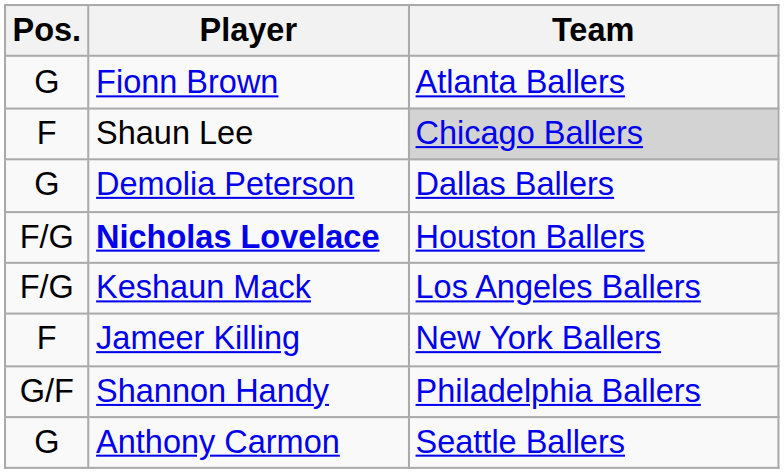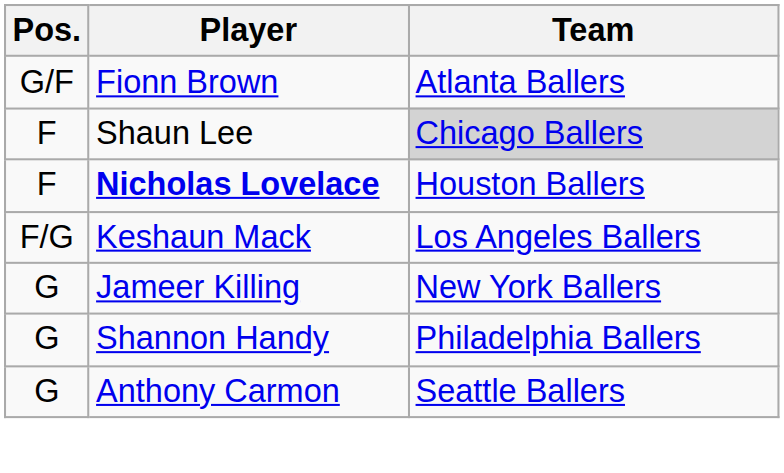(47, 81) G -> (47, 81) G/F
- row: (225, 184)
(47, 236) F/G -> (47, 184) F
(47, 339) F -> (47, 287) G
(47, 390) G/F -> (47, 339) G
